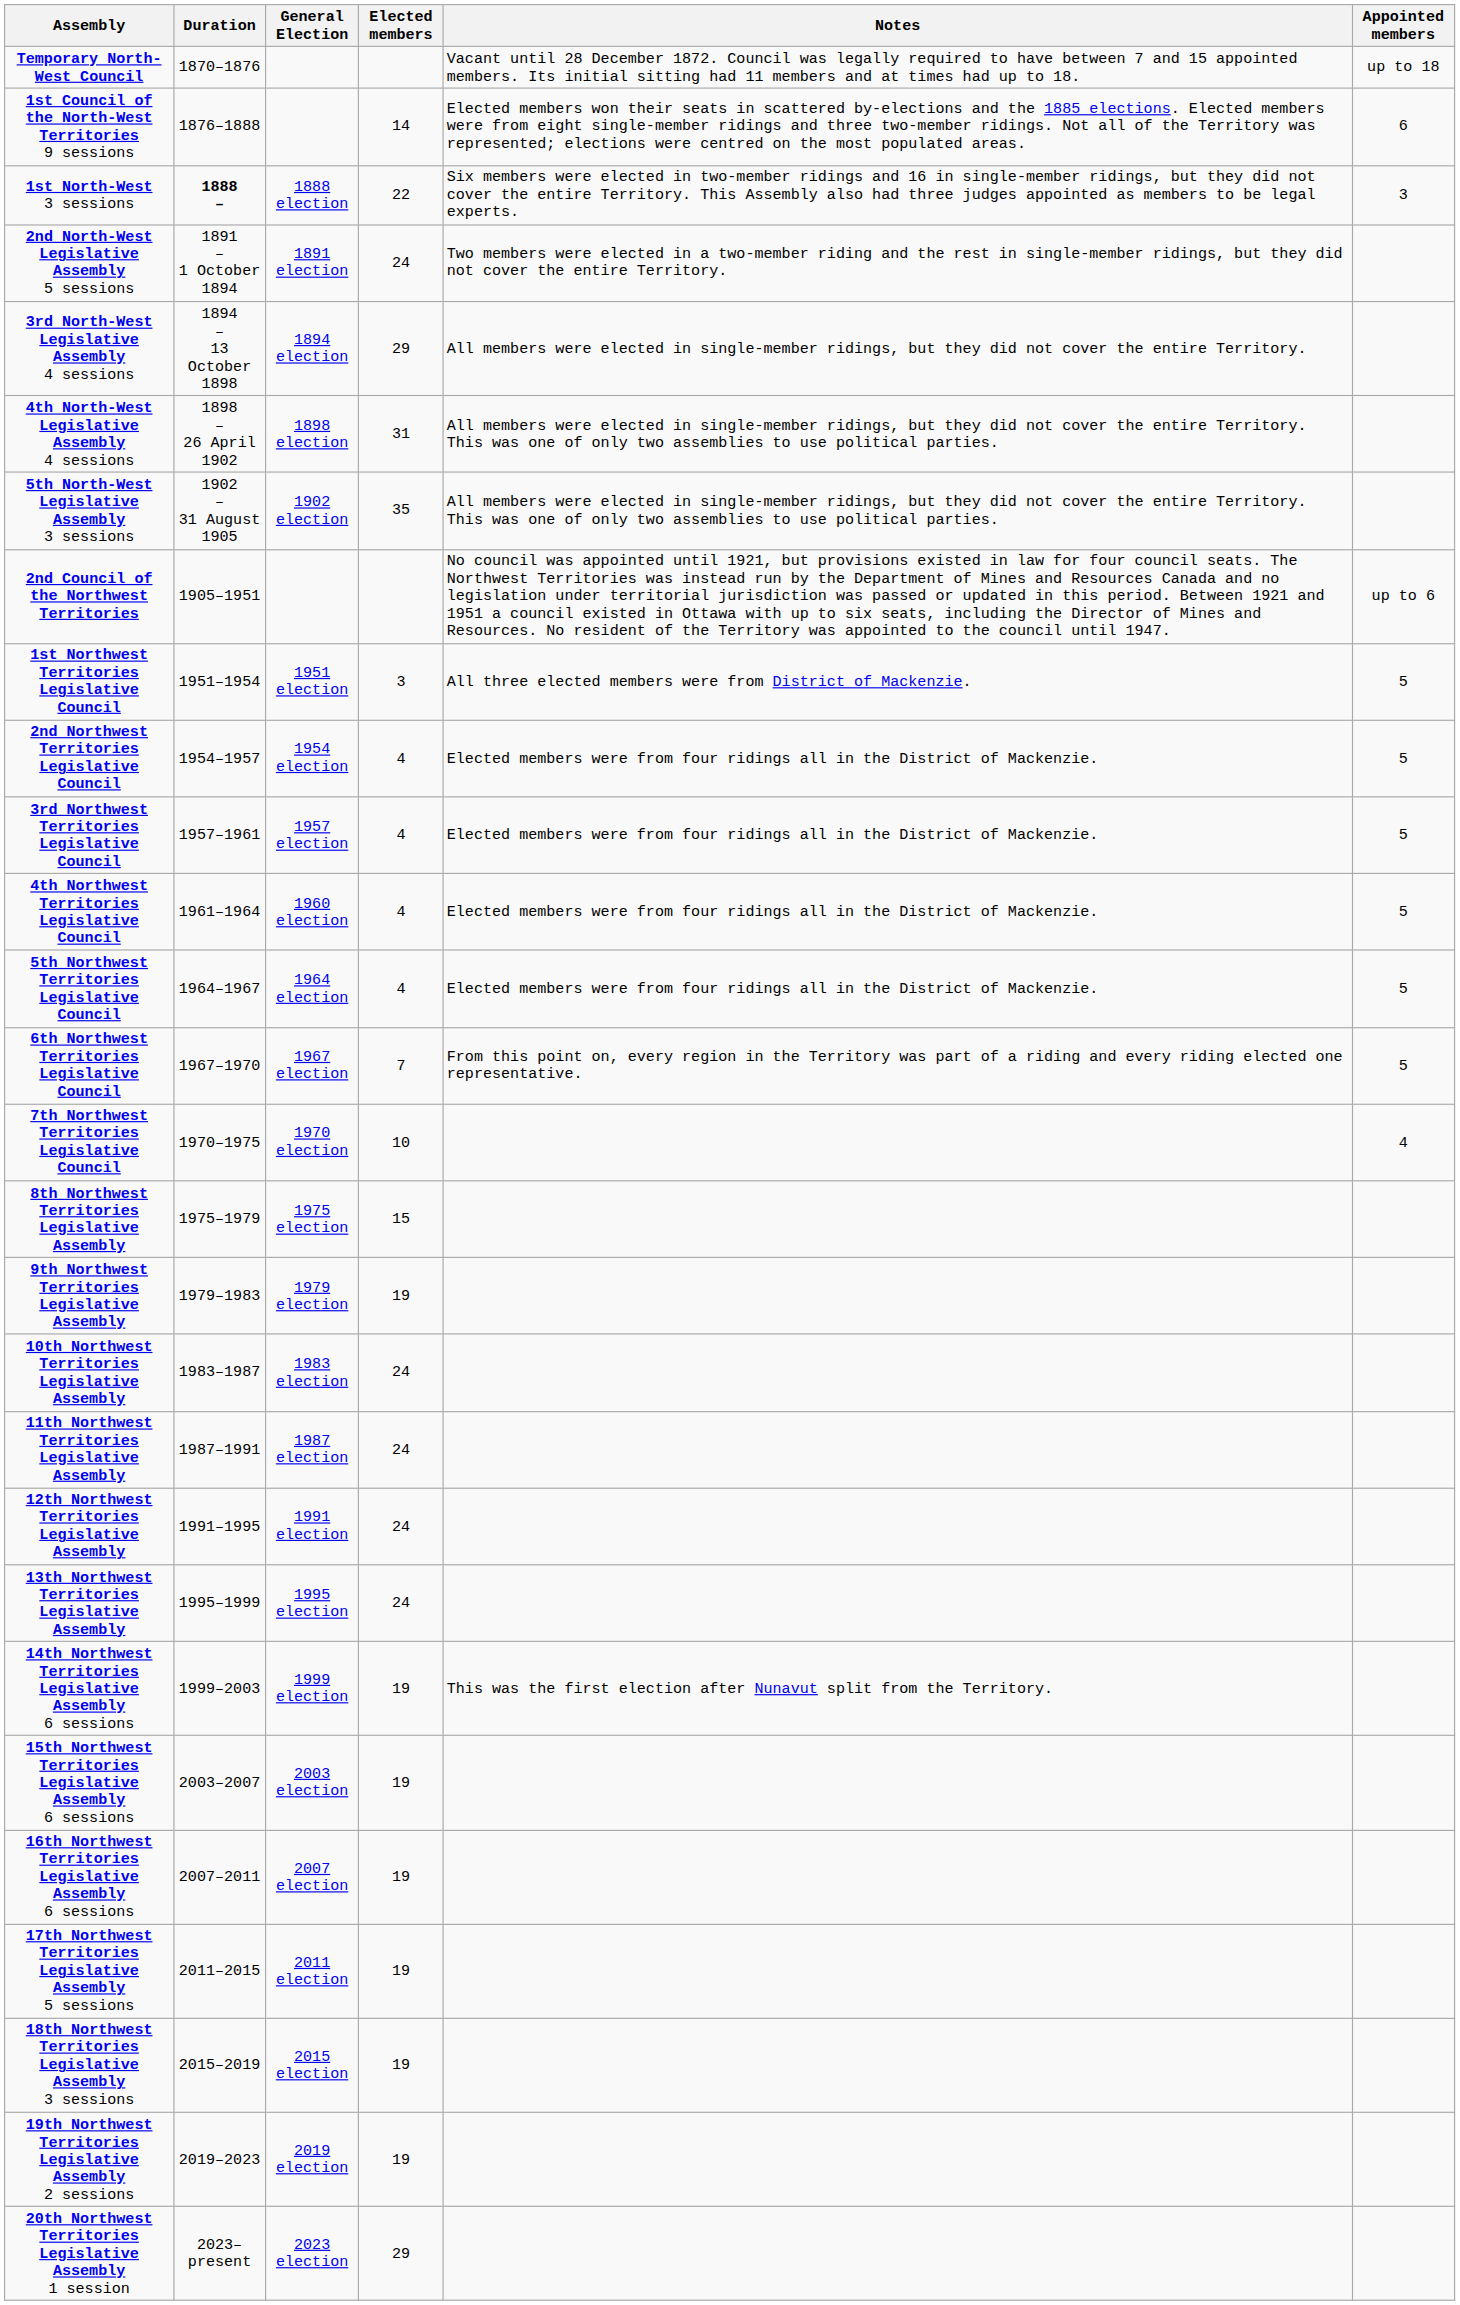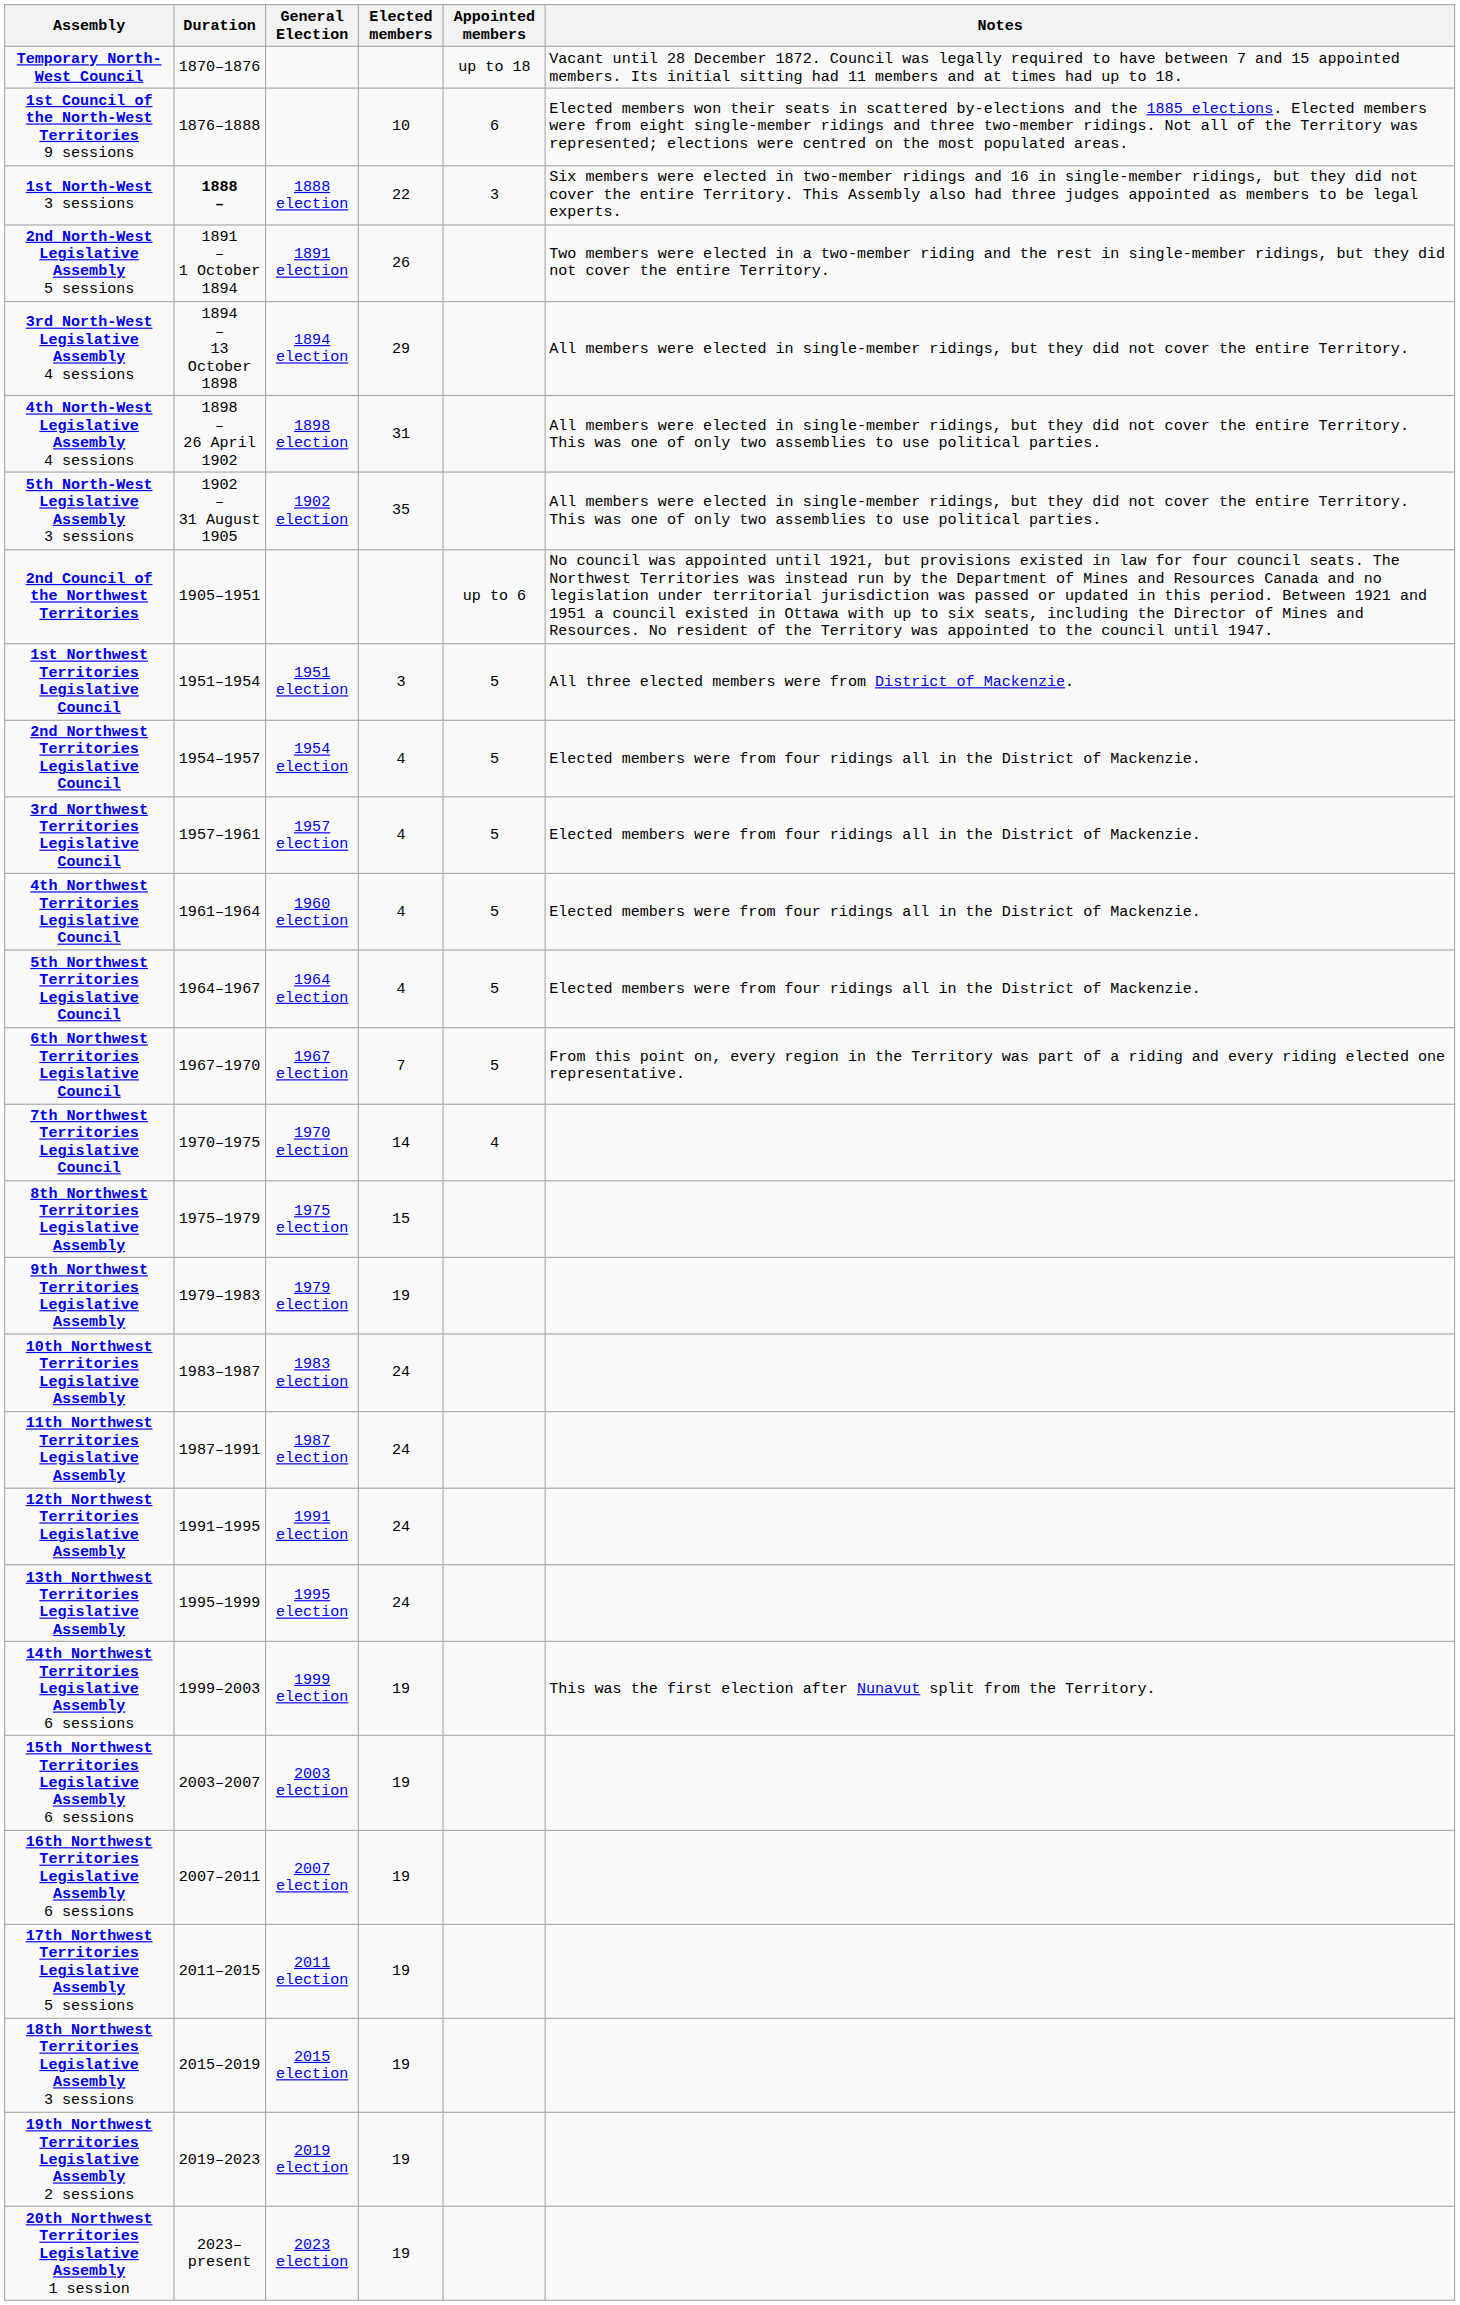columns swapped: (1403, 26) <-> (898, 26)
(401, 127) 14 -> (401, 127) 10
(401, 263) 24 -> (401, 263) 26
(401, 1142) 10 -> (401, 1142) 14
(401, 2254) 29 -> (401, 2254) 19
